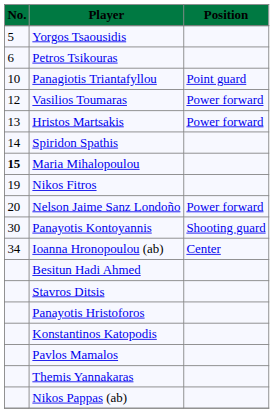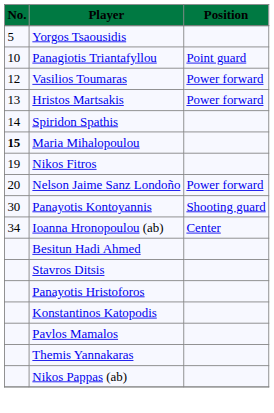- row: (75, 57)
